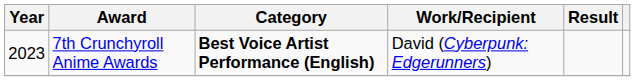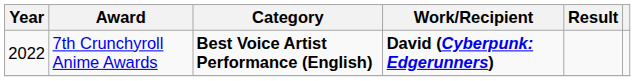(27, 52) 2023 -> (27, 52) 2022
(460, 52) normal -> (460, 52) bold
